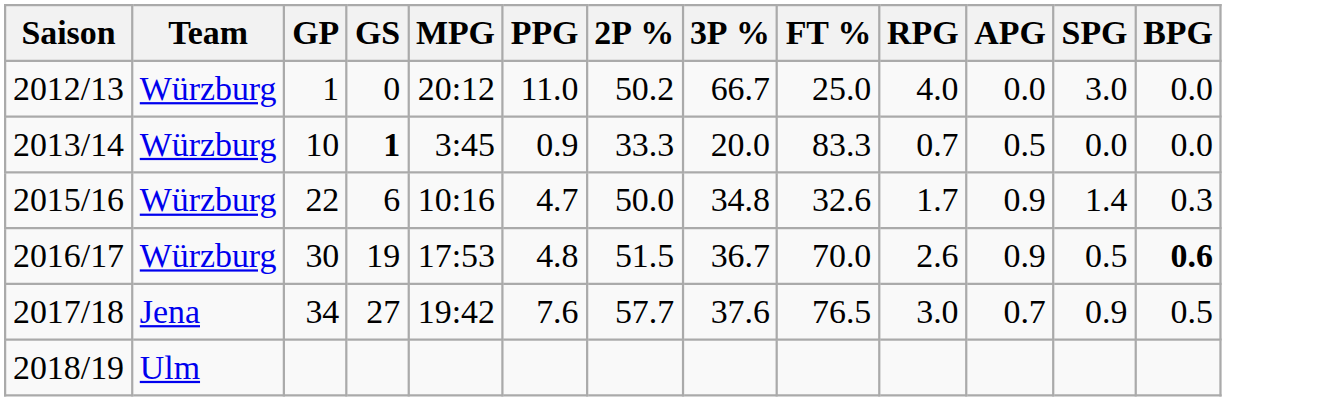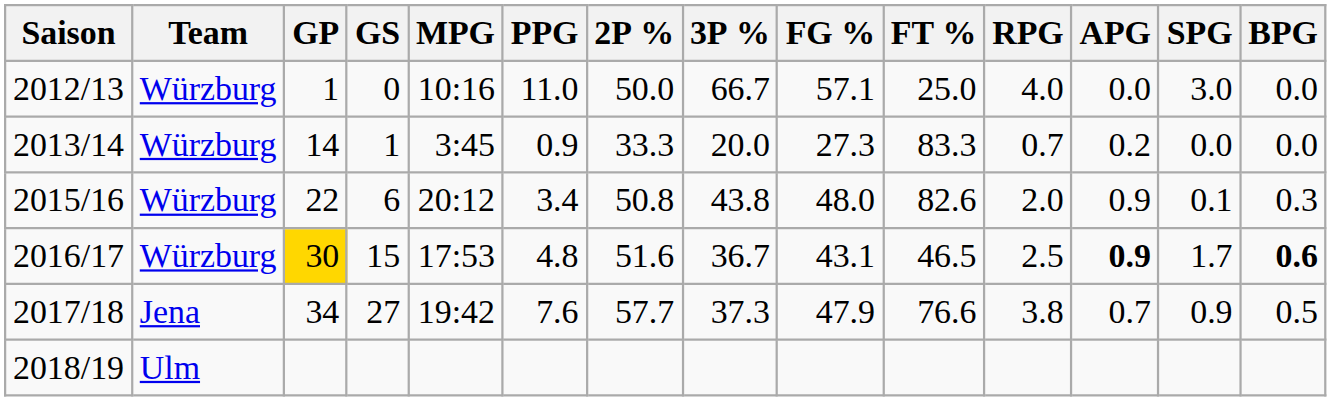+ column: (830, 32)
(456, 88) 20:12 -> (456, 88) 10:16
(645, 88) 50.2 -> (645, 88) 50.0
(322, 144) 10 -> (322, 144) 14
(392, 144) bold -> (392, 144) normal
(1025, 144) 0.5 -> (1130, 144) 0.2
(456, 200) 10:16 -> (456, 200) 20:12
(557, 200) 4.7 -> (557, 200) 3.4
(645, 200) 50.0 -> (645, 200) 50.8
(740, 200) 34.8 -> (740, 200) 43.8
(842, 200) 32.6 -> (947, 200) 82.6
(937, 200) 1.7 -> (1043, 200) 2.0
(1106, 200) 1.4 -> (1211, 200) 0.1
(322, 256) no background -> (322, 256) gold background
(383, 256) 19 -> (383, 256) 15
(645, 256) 51.5 -> (645, 256) 51.6
(842, 256) 70.0 -> (947, 256) 46.5
(937, 256) 2.6 -> (1043, 256) 2.5
(1025, 256) normal -> (1130, 256) bold
(1106, 256) 0.5 -> (1211, 256) 1.7
(740, 312) 37.6 -> (740, 312) 37.3
(842, 312) 76.5 -> (947, 312) 76.6
(937, 312) 3.0 -> (1043, 312) 3.8
